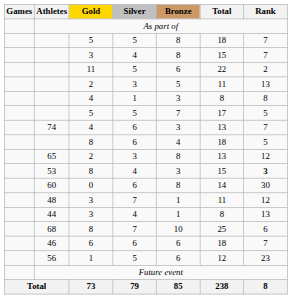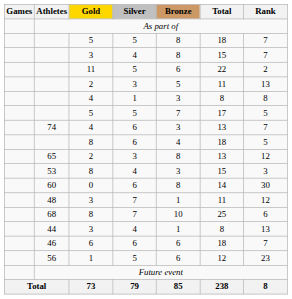(266, 171) bold -> (266, 171) normal
rows swapped: (52, 214) <-> (52, 229)
